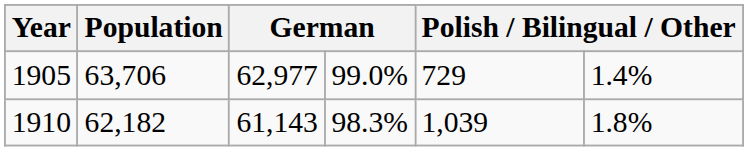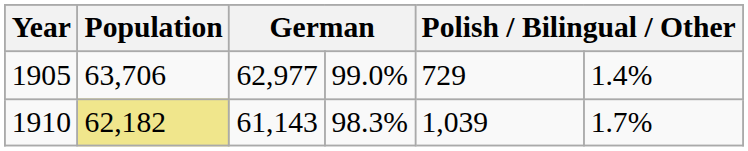(125, 121) no background -> (125, 121) khaki background
(621, 121) 1.8% -> (621, 121) 1.7%
